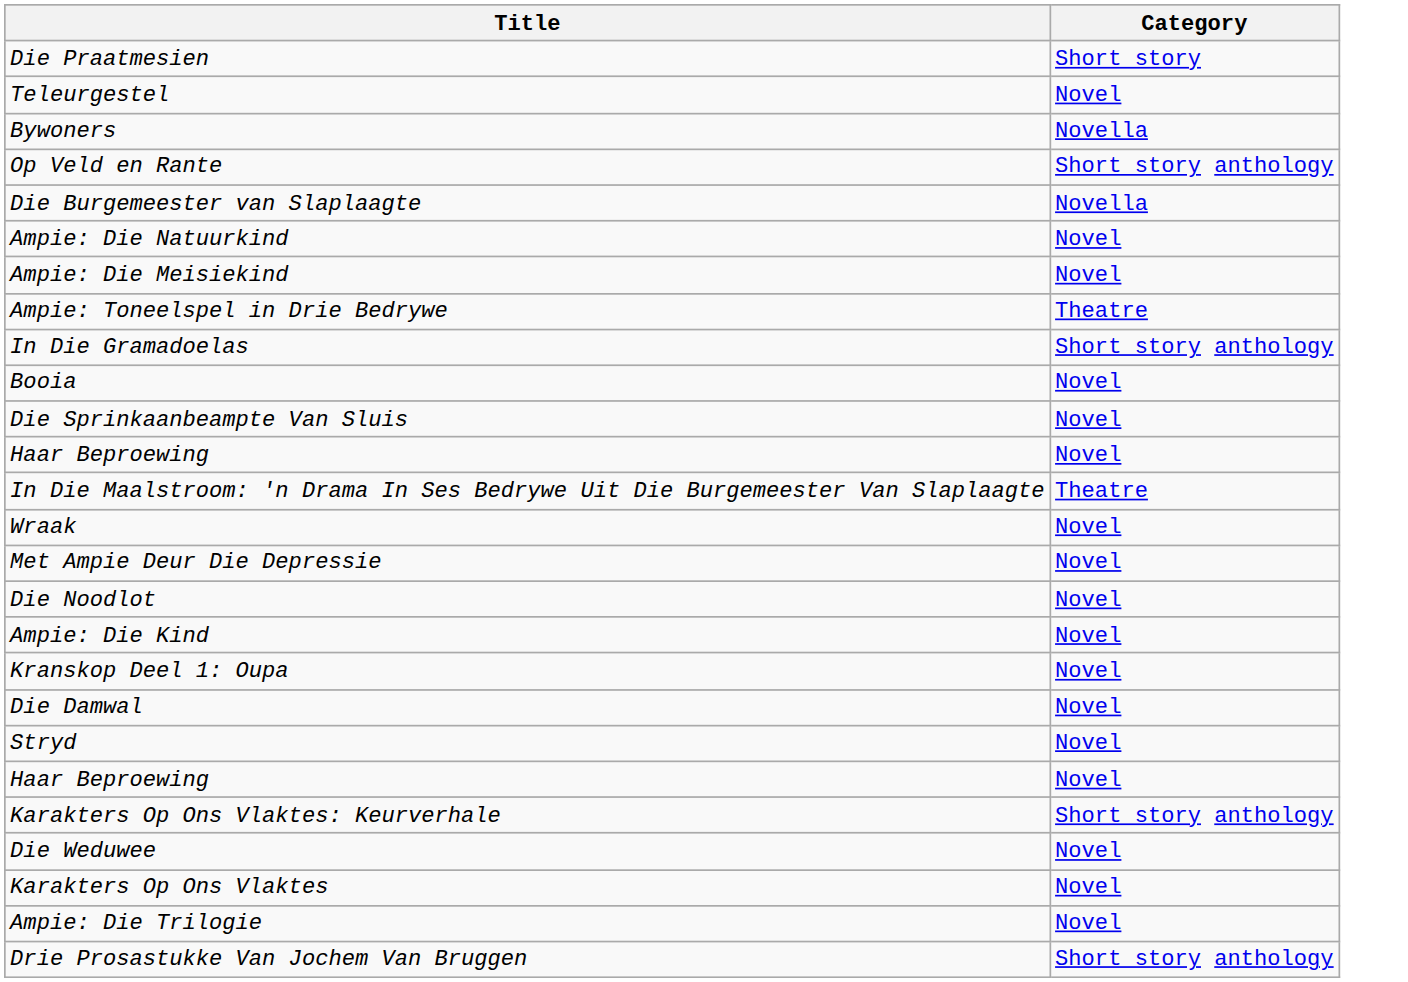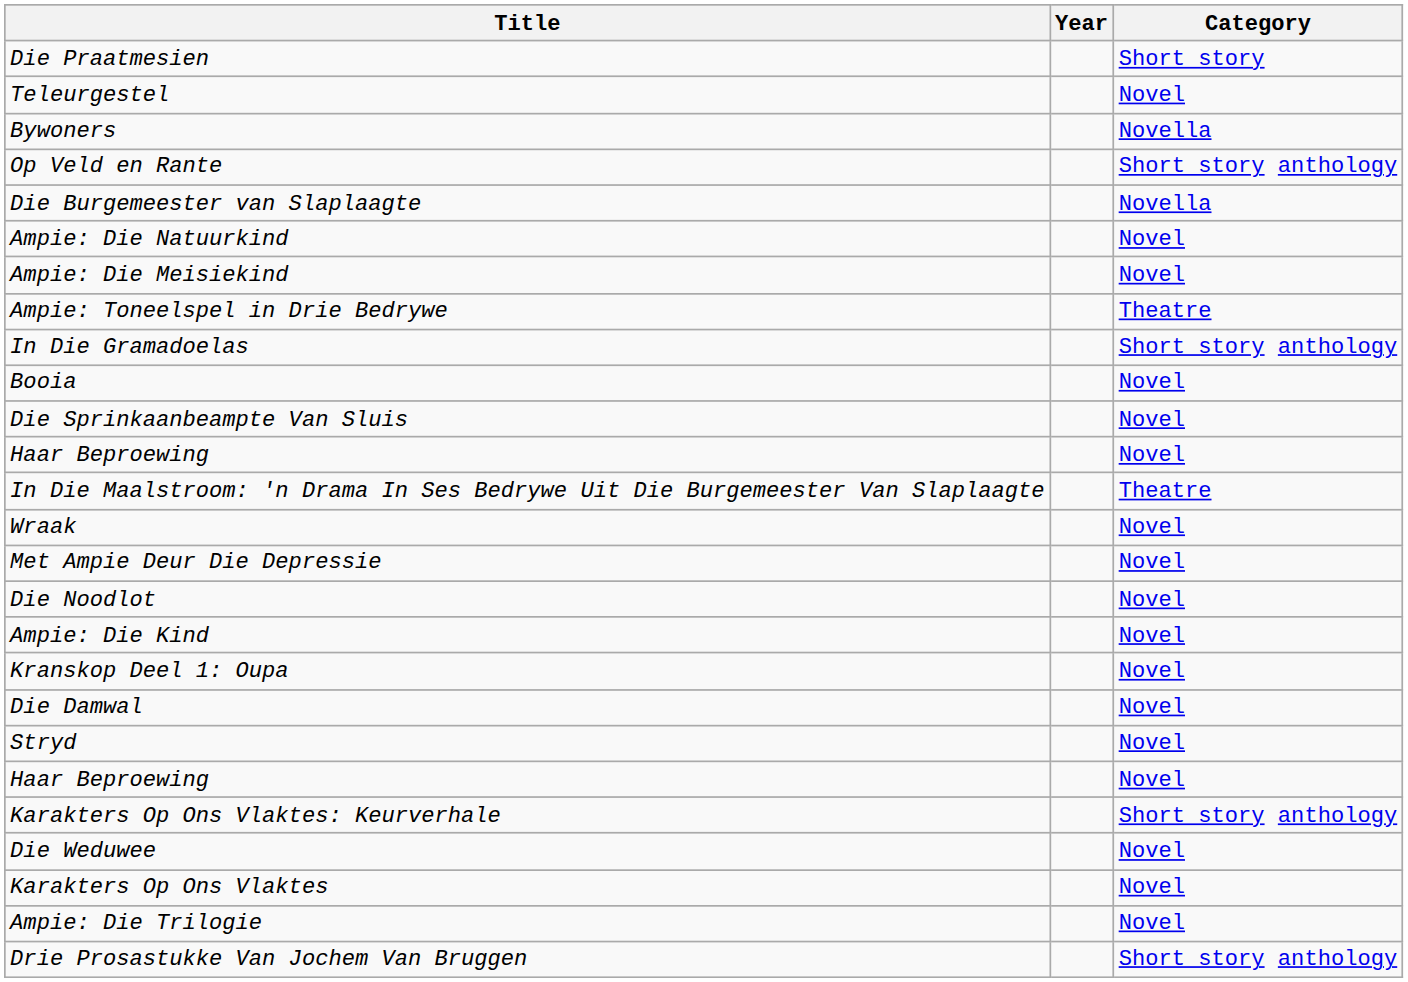+ column: (1082, 23)
